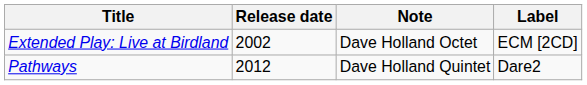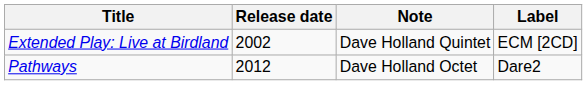(408, 42) Dave Holland Octet -> (415, 42) Dave Holland Quintet
(415, 67) Dave Holland Quintet -> (408, 67) Dave Holland Octet
